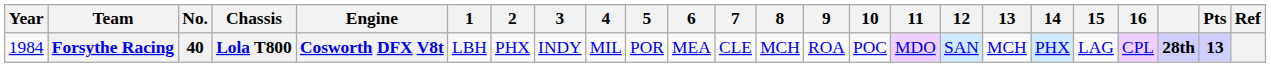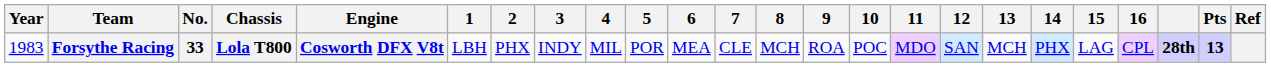(26, 47) 1984 -> (26, 47) 1983
(195, 47) 40 -> (195, 47) 33
